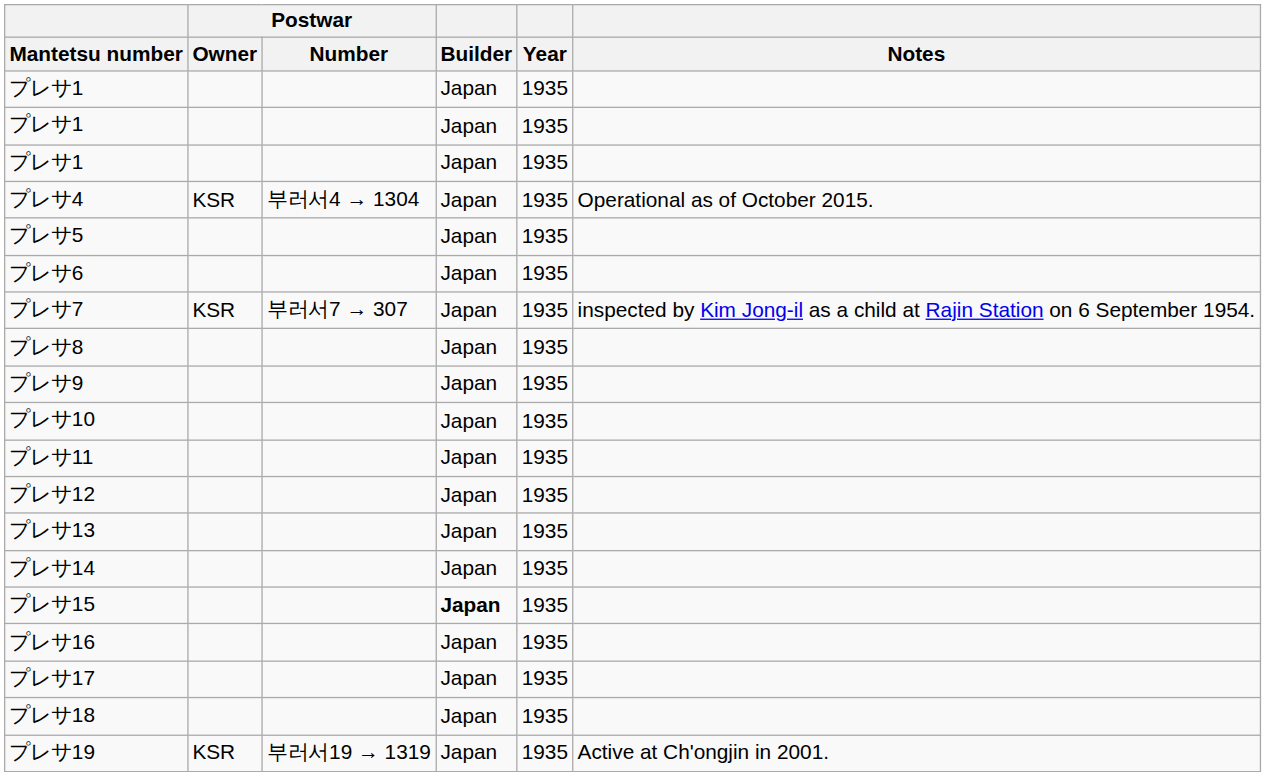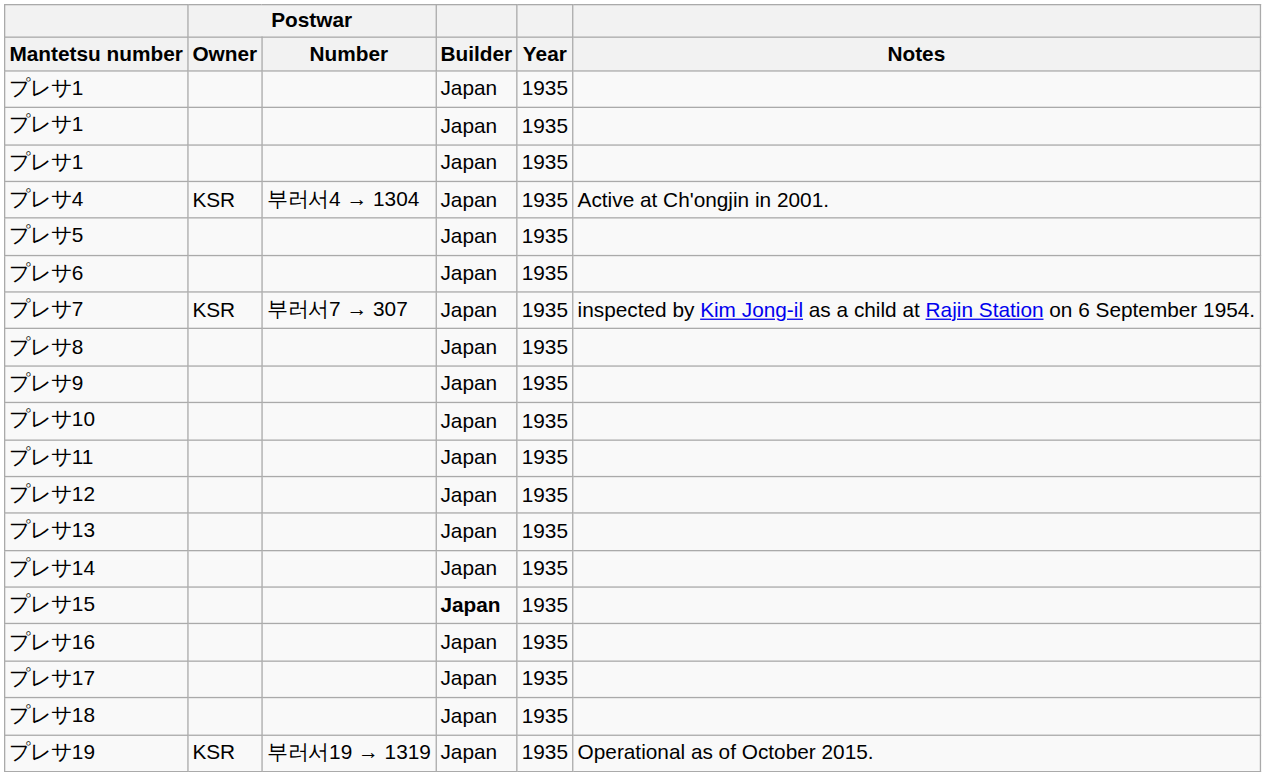(726, 199) Operational as of October 2015. -> (703, 199) Active at Ch'ongjin in 2001.
(703, 752) Active at Ch'ongjin in 2001. -> (726, 752) Operational as of October 2015.
